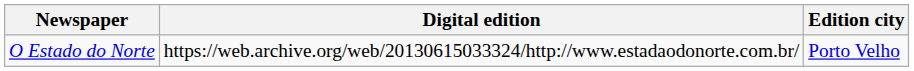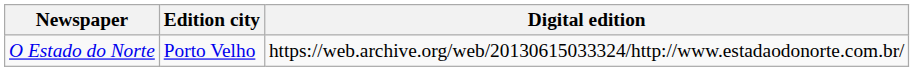columns swapped: (856, 19) <-> (482, 19)
